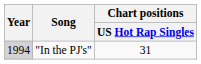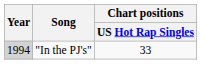(145, 50) 31 -> (145, 50) 33
